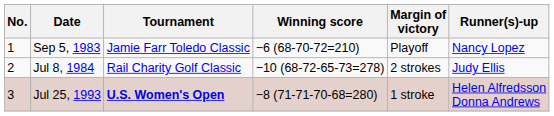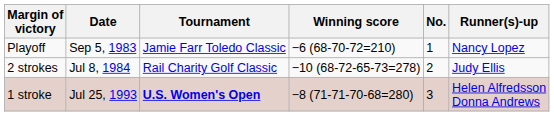columns swapped: (17, 21) <-> (418, 21)
